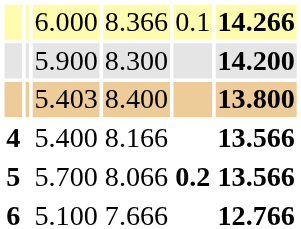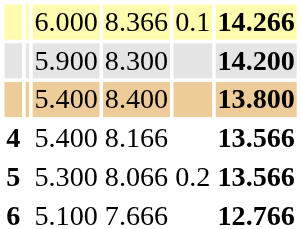(66, 99) 5.403 -> (66, 99) 5.400
(66, 176) 5.700 -> (66, 176) 5.300
(193, 176) bold -> (193, 176) normal
